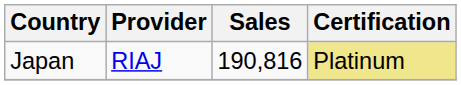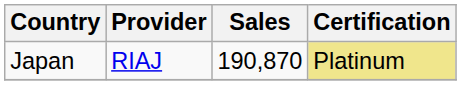(260, 60) 190,816 -> (260, 60) 190,870
